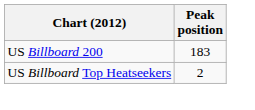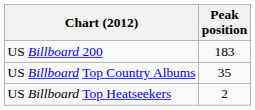+ row: (102, 72)
